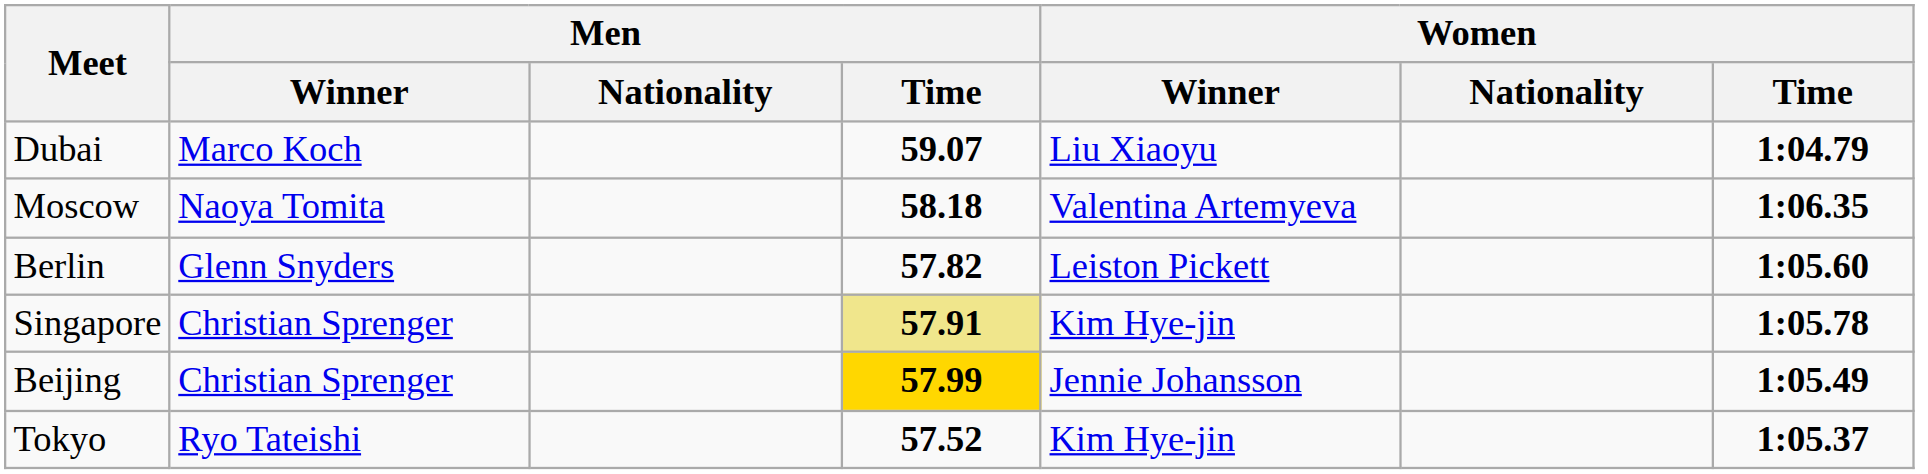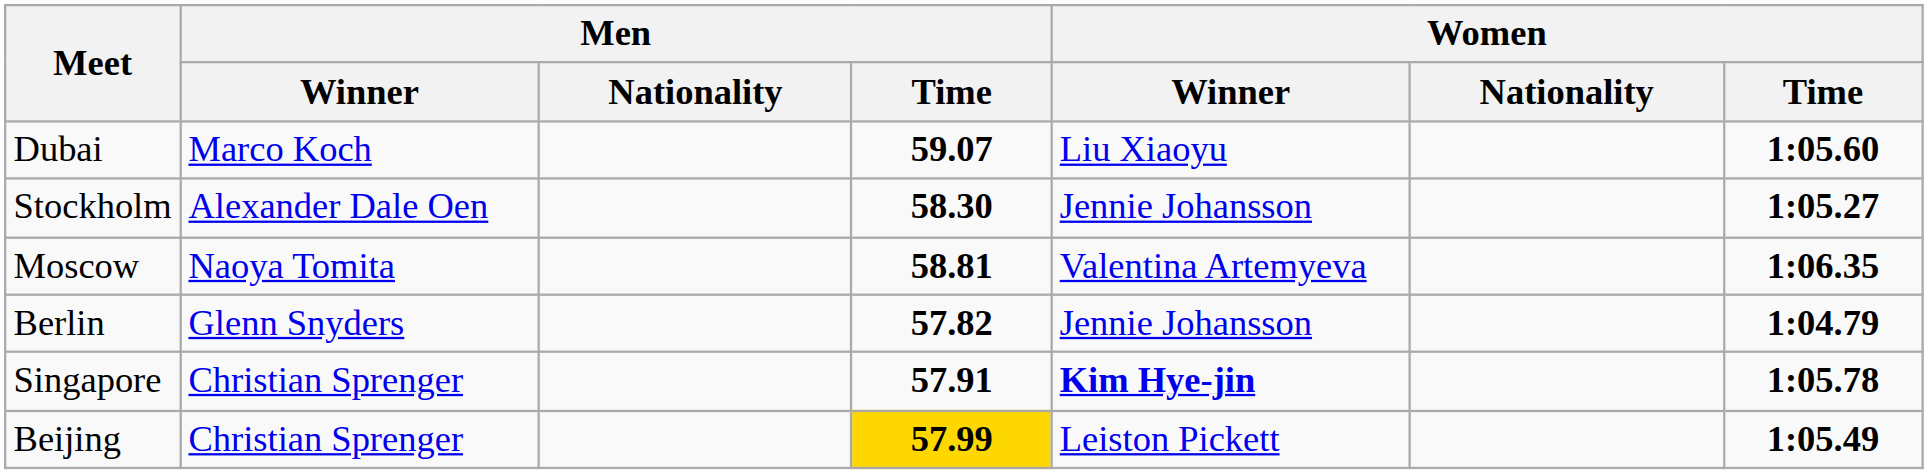(1813, 149) 1:04.79 -> (1823, 149) 1:05.60
+ row: (93, 206)
(942, 206) 58.18 -> (952, 264) 58.81
(1159, 264) Leiston Pickett -> (1186, 322) Jennie Johansson
(1813, 264) 1:05.60 -> (1823, 322) 1:04.79
(942, 322) khaki background -> (952, 380) no background
(1142, 322) normal -> (1157, 380) bold
(1176, 380) Jennie Johansson -> (1170, 438) Leiston Pickett
- row: (60, 438)
